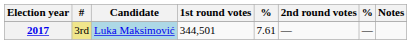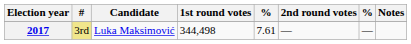(134, 30) lightblue background -> (134, 30) no background
(198, 30) 344,501 -> (198, 30) 344,498
